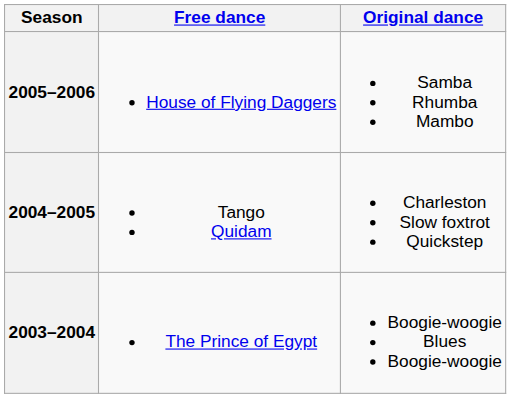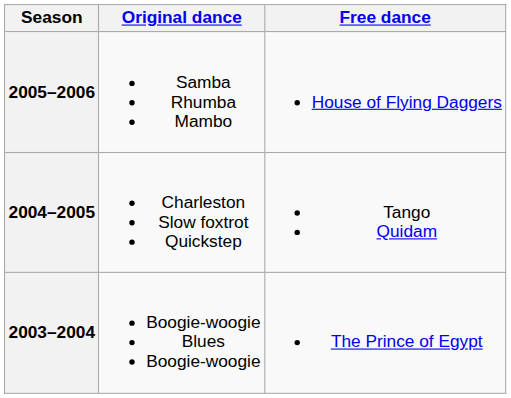columns swapped: (423, 18) <-> (220, 18)
